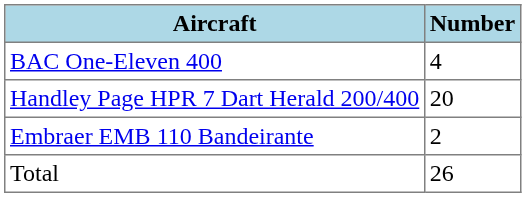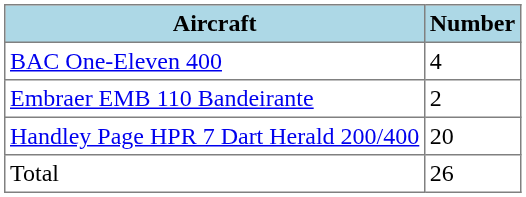rows swapped: (215, 98) <-> (162, 135)
